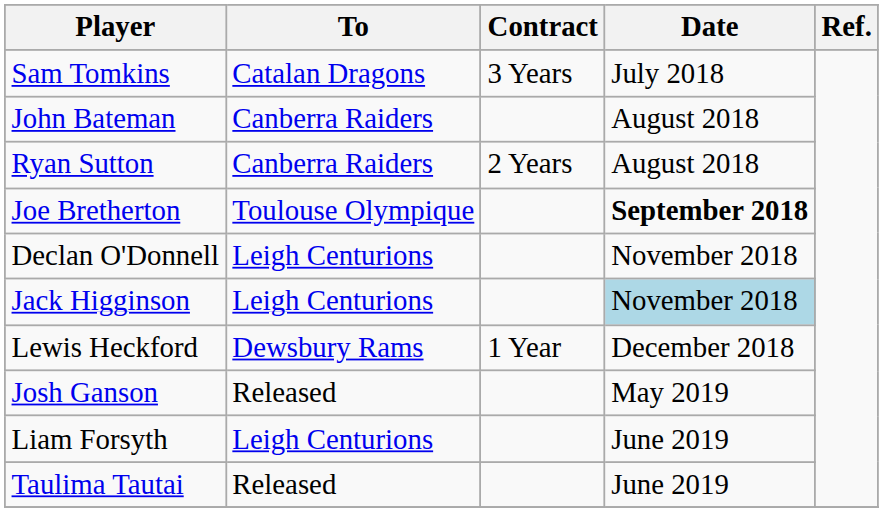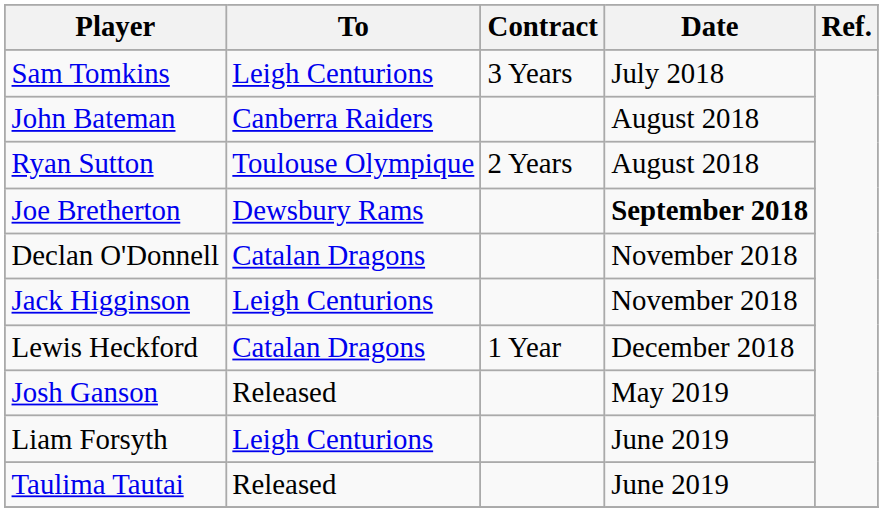(329, 73) Catalan Dragons -> (333, 73) Leigh Centurions
(333, 164) Canberra Raiders -> (353, 164) Toulouse Olympique
(353, 210) Toulouse Olympique -> (328, 210) Dewsbury Rams
(333, 255) Leigh Centurions -> (329, 255) Catalan Dragons
(704, 301) lightblue background -> (704, 301) no background
(328, 347) Dewsbury Rams -> (329, 347) Catalan Dragons
